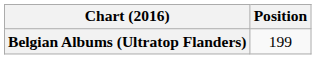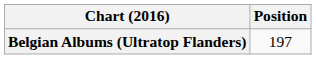(280, 41) 199 -> (280, 41) 197
